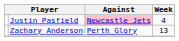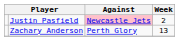(164, 20) 4 -> (164, 20) 2
